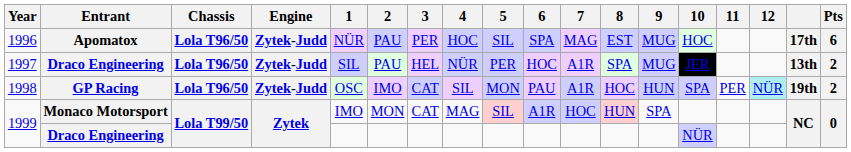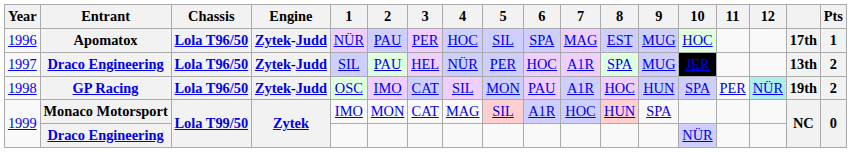(833, 40) 6 -> (833, 40) 1
